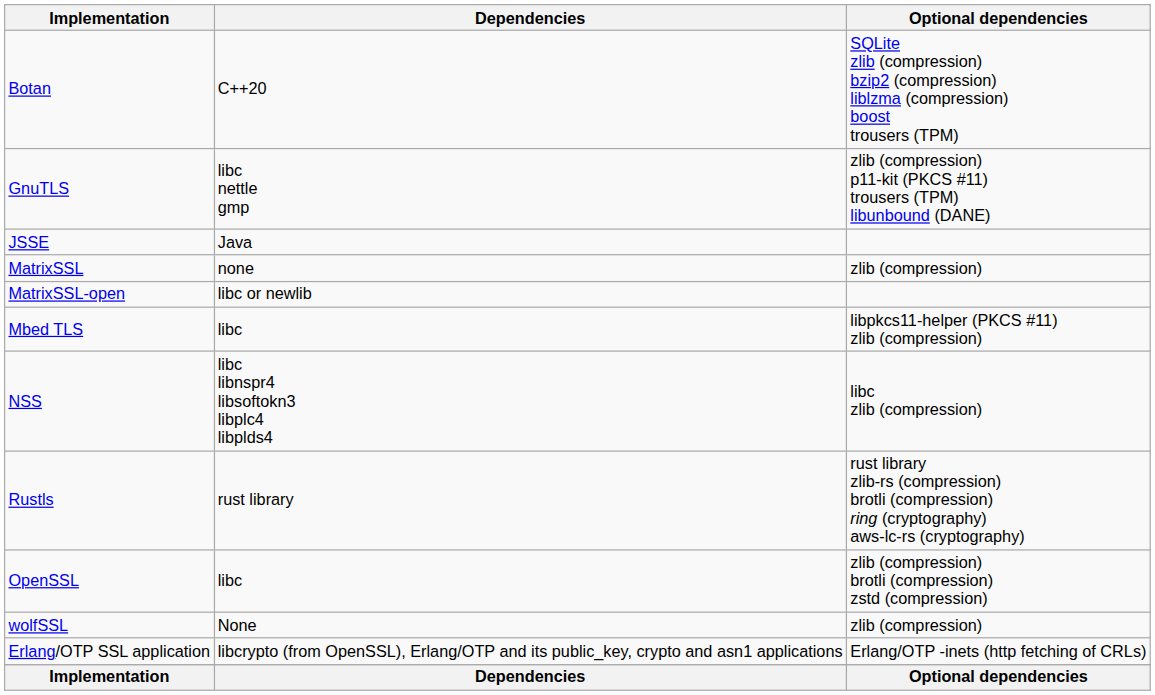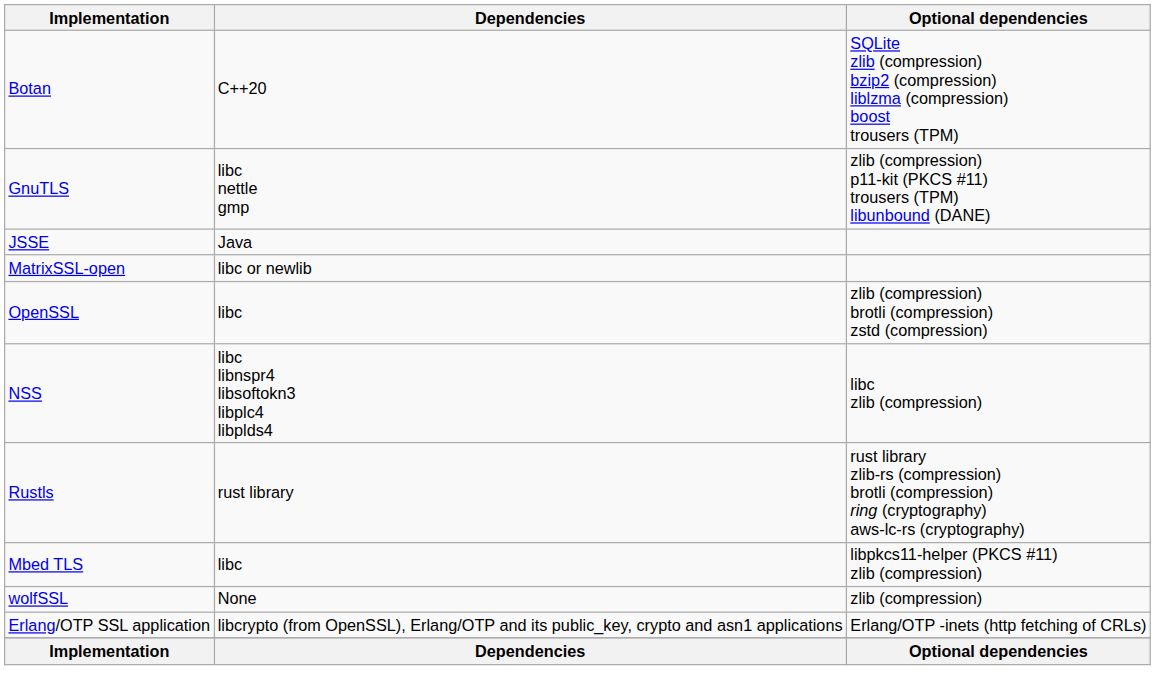- row: (46, 268)
rows swapped: (46, 329) <-> (44, 581)
